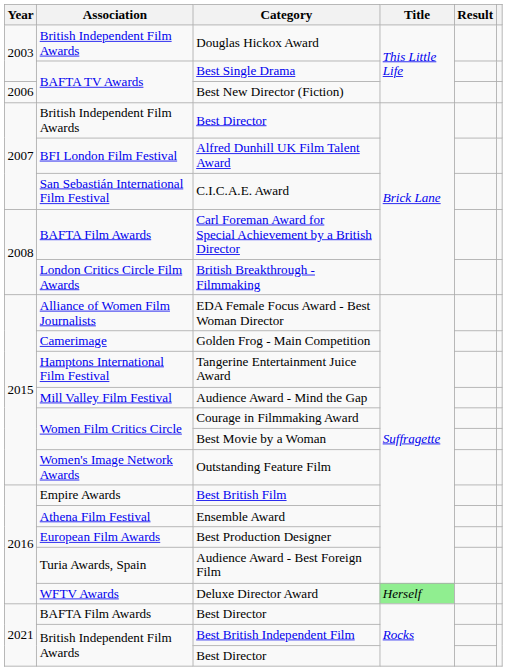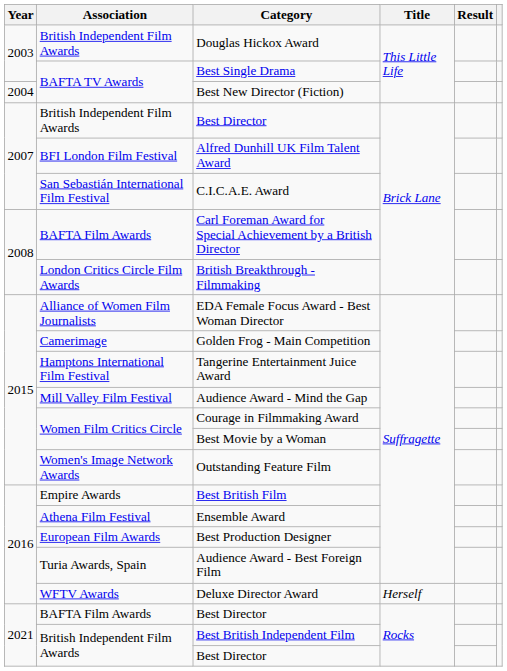(21, 92) 2006 -> (21, 92) 2004
(402, 593) lightgreen background -> (402, 593) no background
